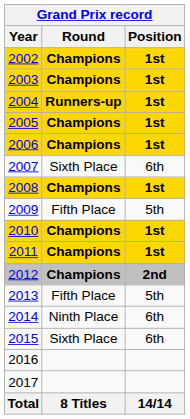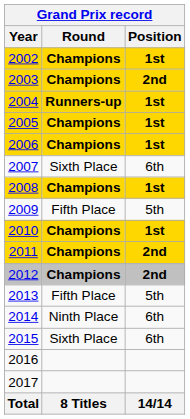(155, 79) 1st -> (155, 79) 2nd
(155, 252) 1st -> (155, 252) 2nd
